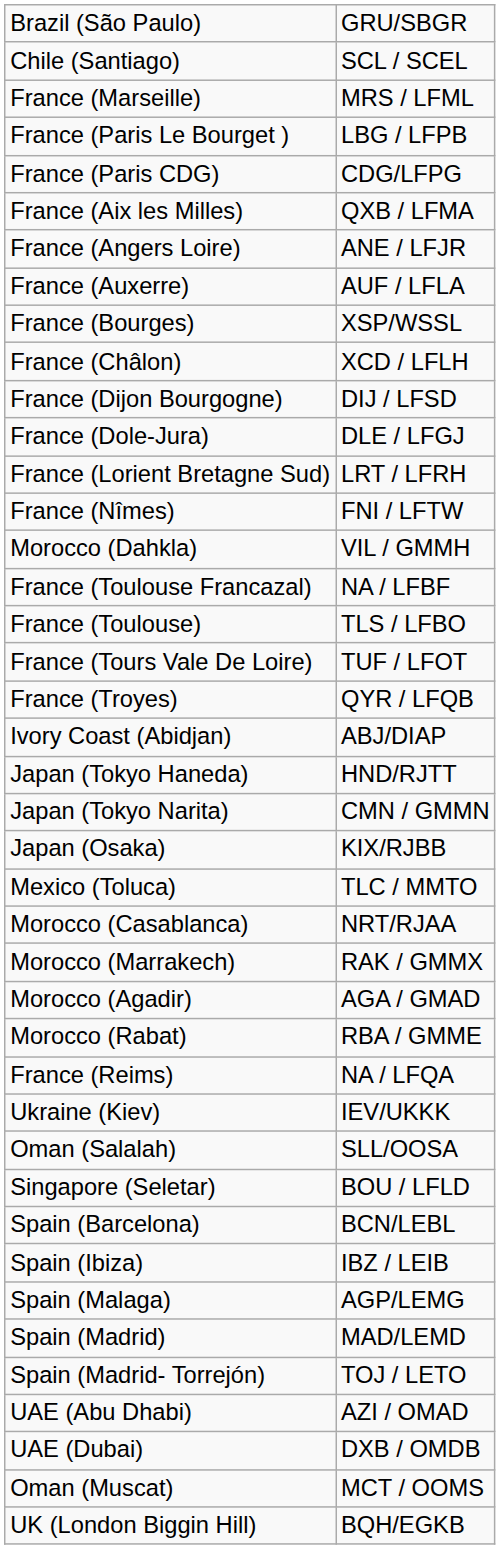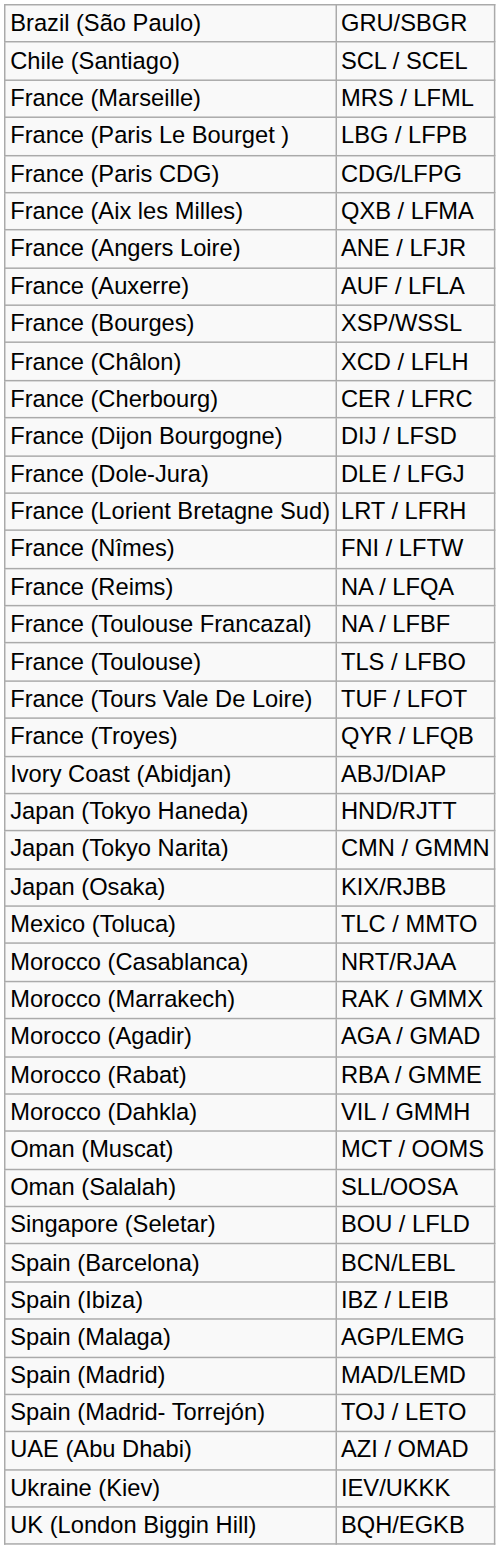+ row: (114, 398)
rows swapped: (92, 1074) <-> (104, 549)
rows swapped: (92, 1487) <-> (85, 1112)
- row: (77, 1450)
